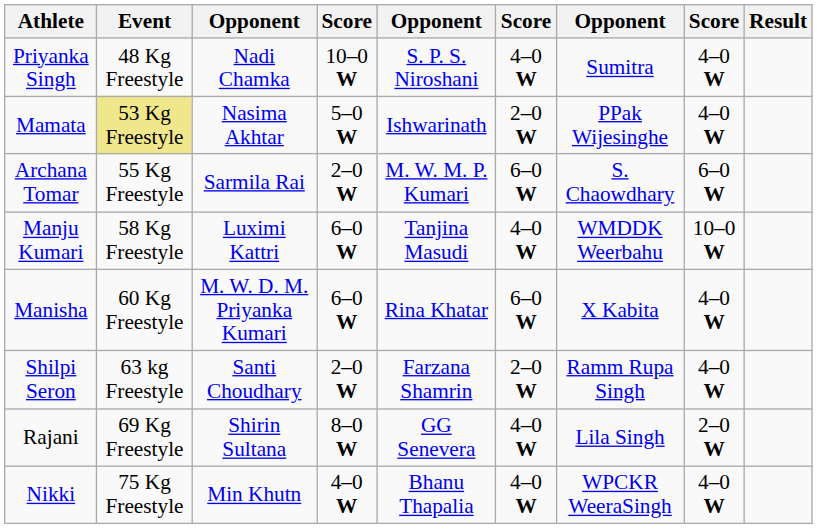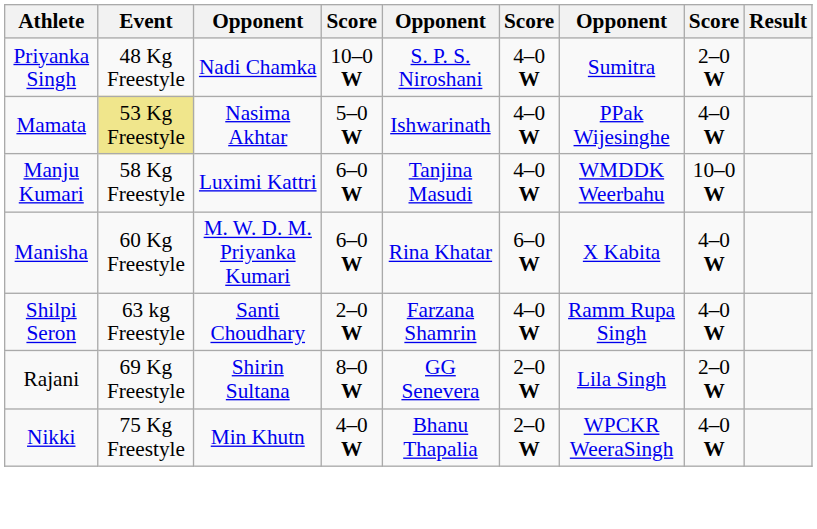(714, 67) 4–0 W -> (714, 67) 2–0 W
(526, 124) 2–0 W -> (529, 124) 4–0 W
- row: (51, 182)
(526, 379) 2–0 W -> (529, 321) 4–0 W
(526, 437) 4–0 W -> (529, 379) 2–0 W
(526, 494) 4–0 W -> (529, 437) 2–0 W
